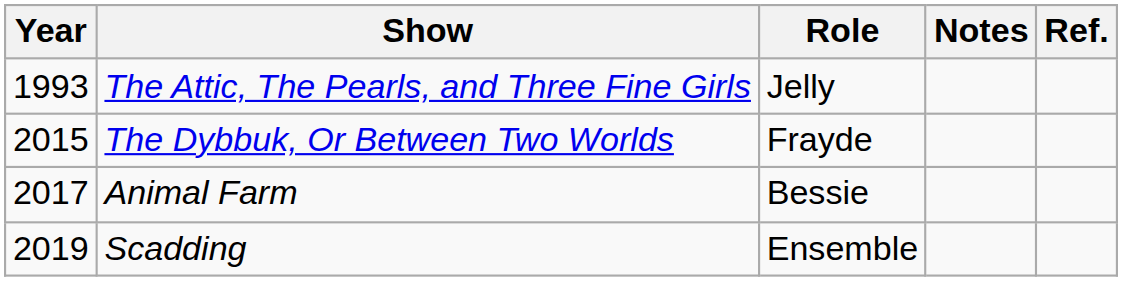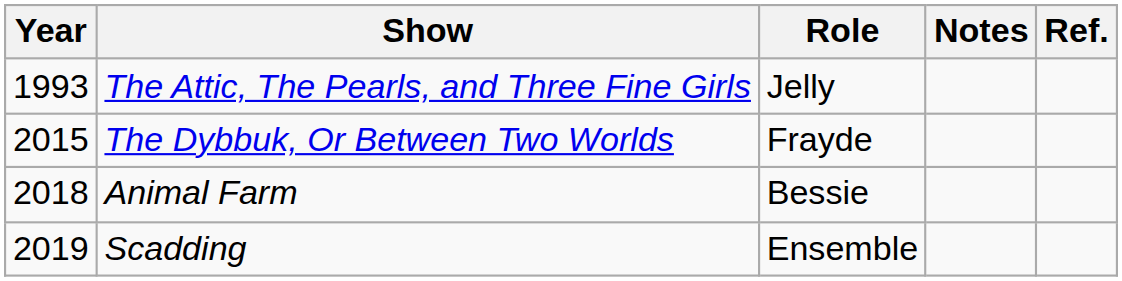(51, 193) 2017 -> (51, 193) 2018
